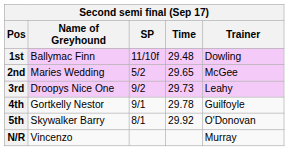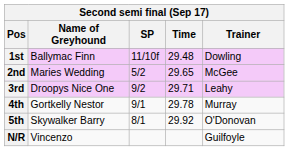(181, 89) 29.73 -> (181, 89) 29.71
(225, 105) Guilfoyle -> (221, 105) Murray
(221, 137) Murray -> (225, 137) Guilfoyle
